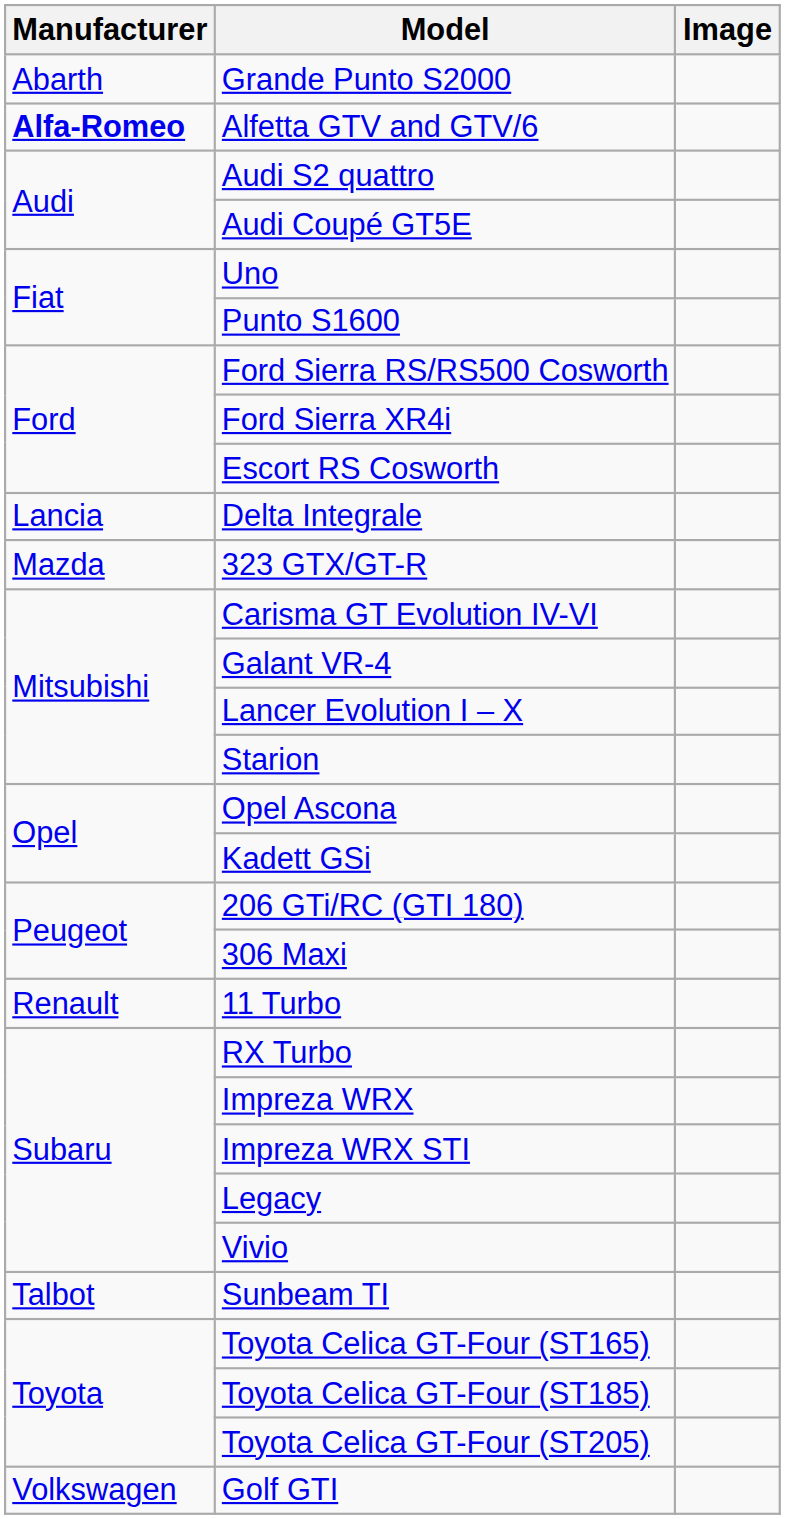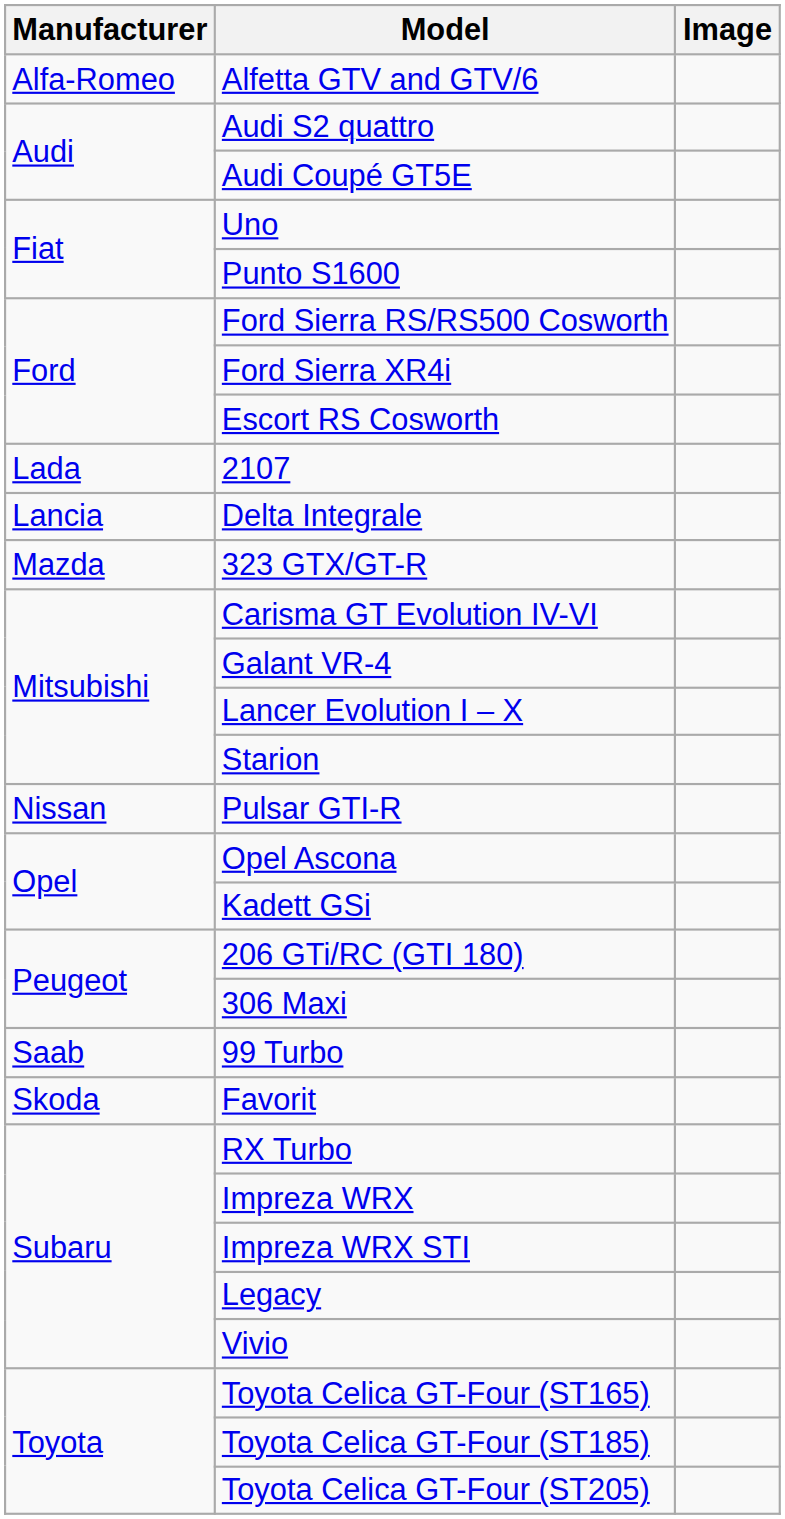- row: (367, 78)
(99, 127) bold -> (94, 78) normal
+ row: (256, 468)
+ row: (312, 809)
- row: (281, 1004)
+ row: (283, 1052)
+ row: (269, 1101)
- row: (305, 1296)
- row: (280, 1490)
